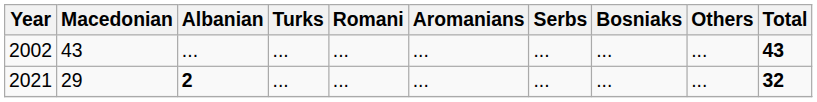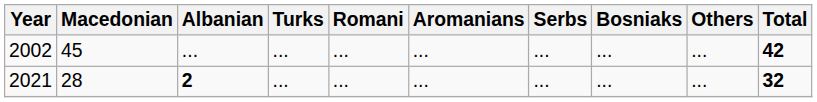(72, 50) 43 -> (72, 50) 45
(773, 50) 43 -> (773, 50) 42
(72, 81) 29 -> (72, 81) 28
